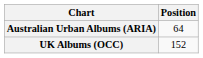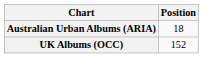(178, 28) 64 -> (178, 28) 18
